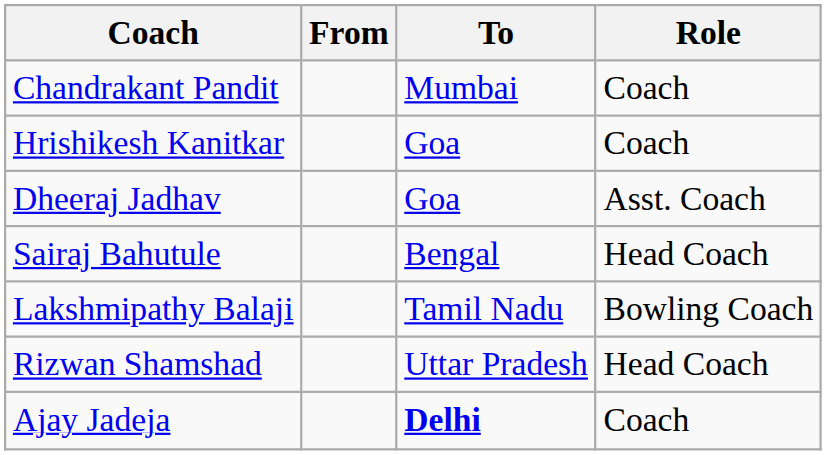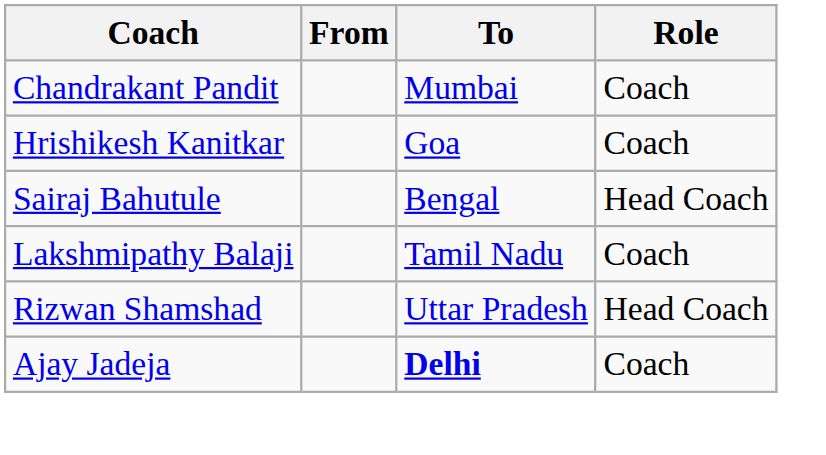- row: (117, 198)
(708, 309) Bowling Coach -> (646, 253) Coach
